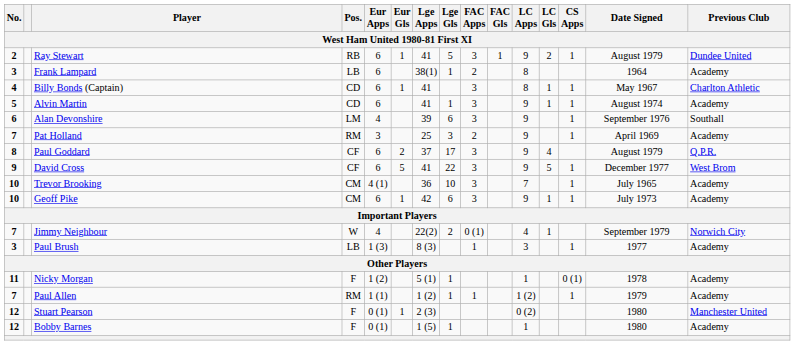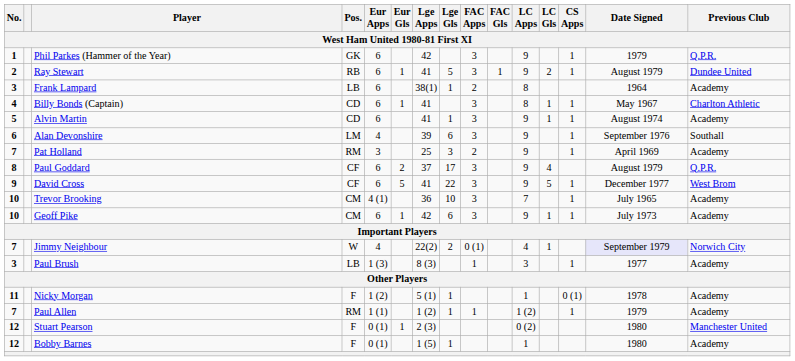+ row: (102, 55)
(637, 231) no background -> (637, 247) lavender background
